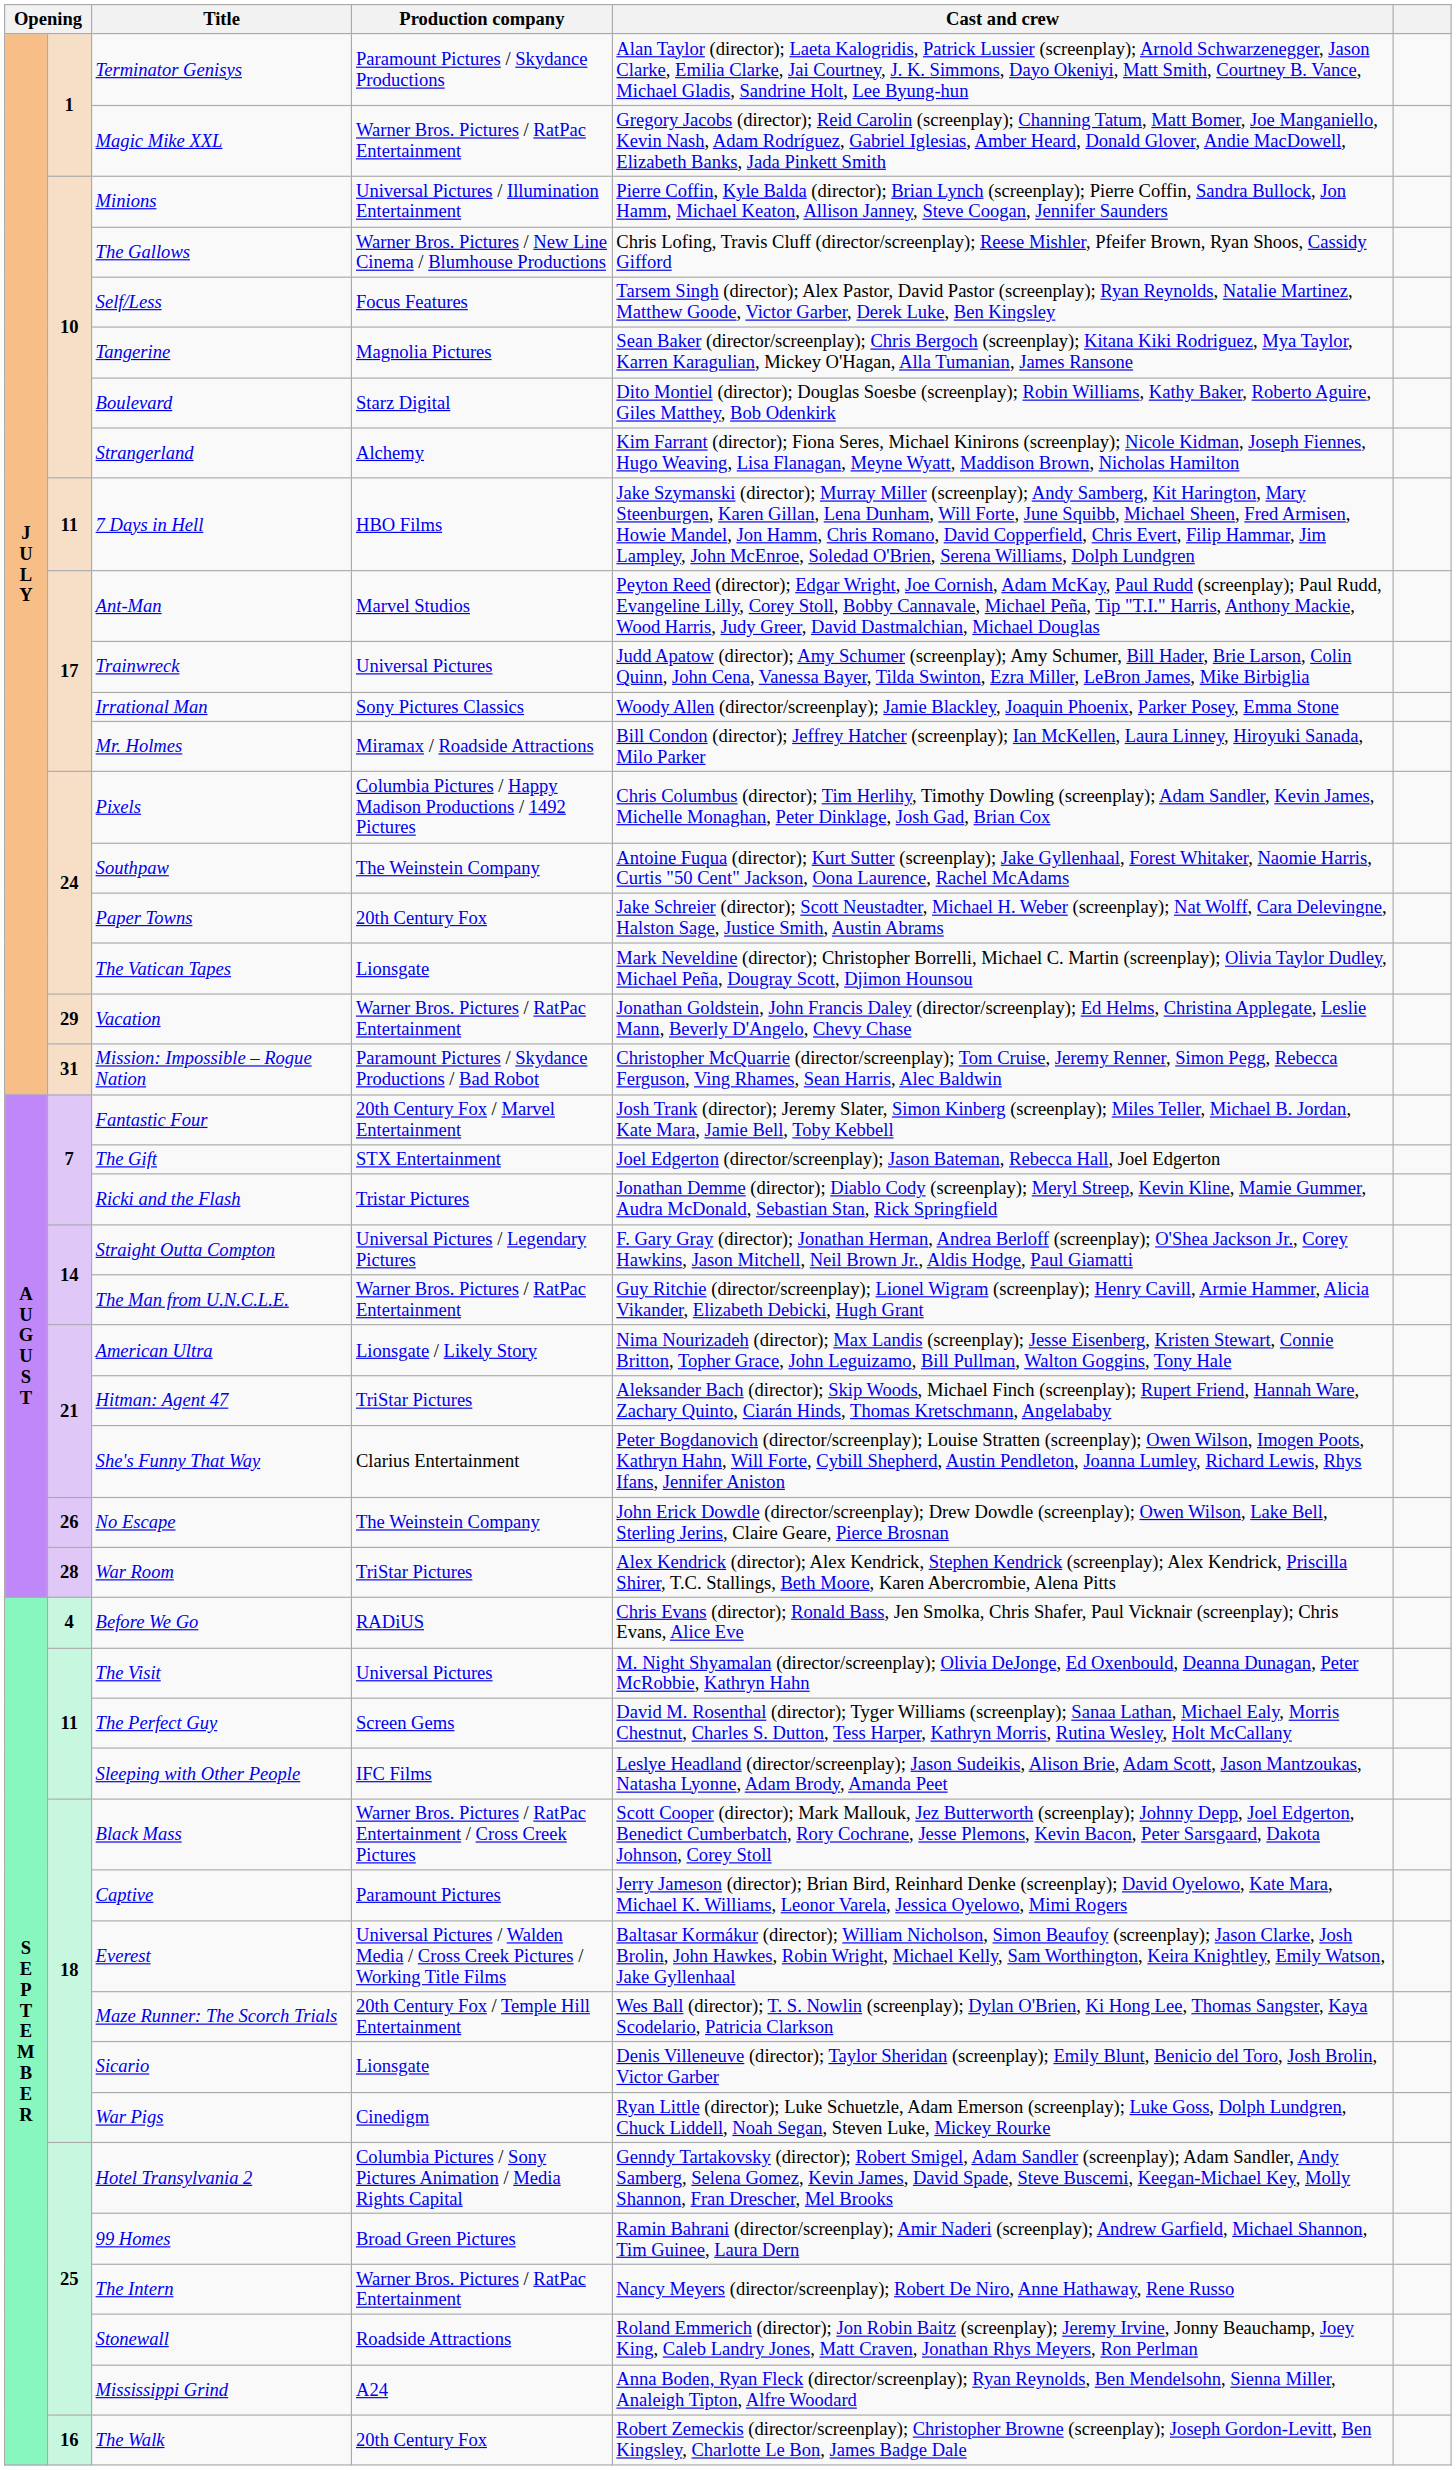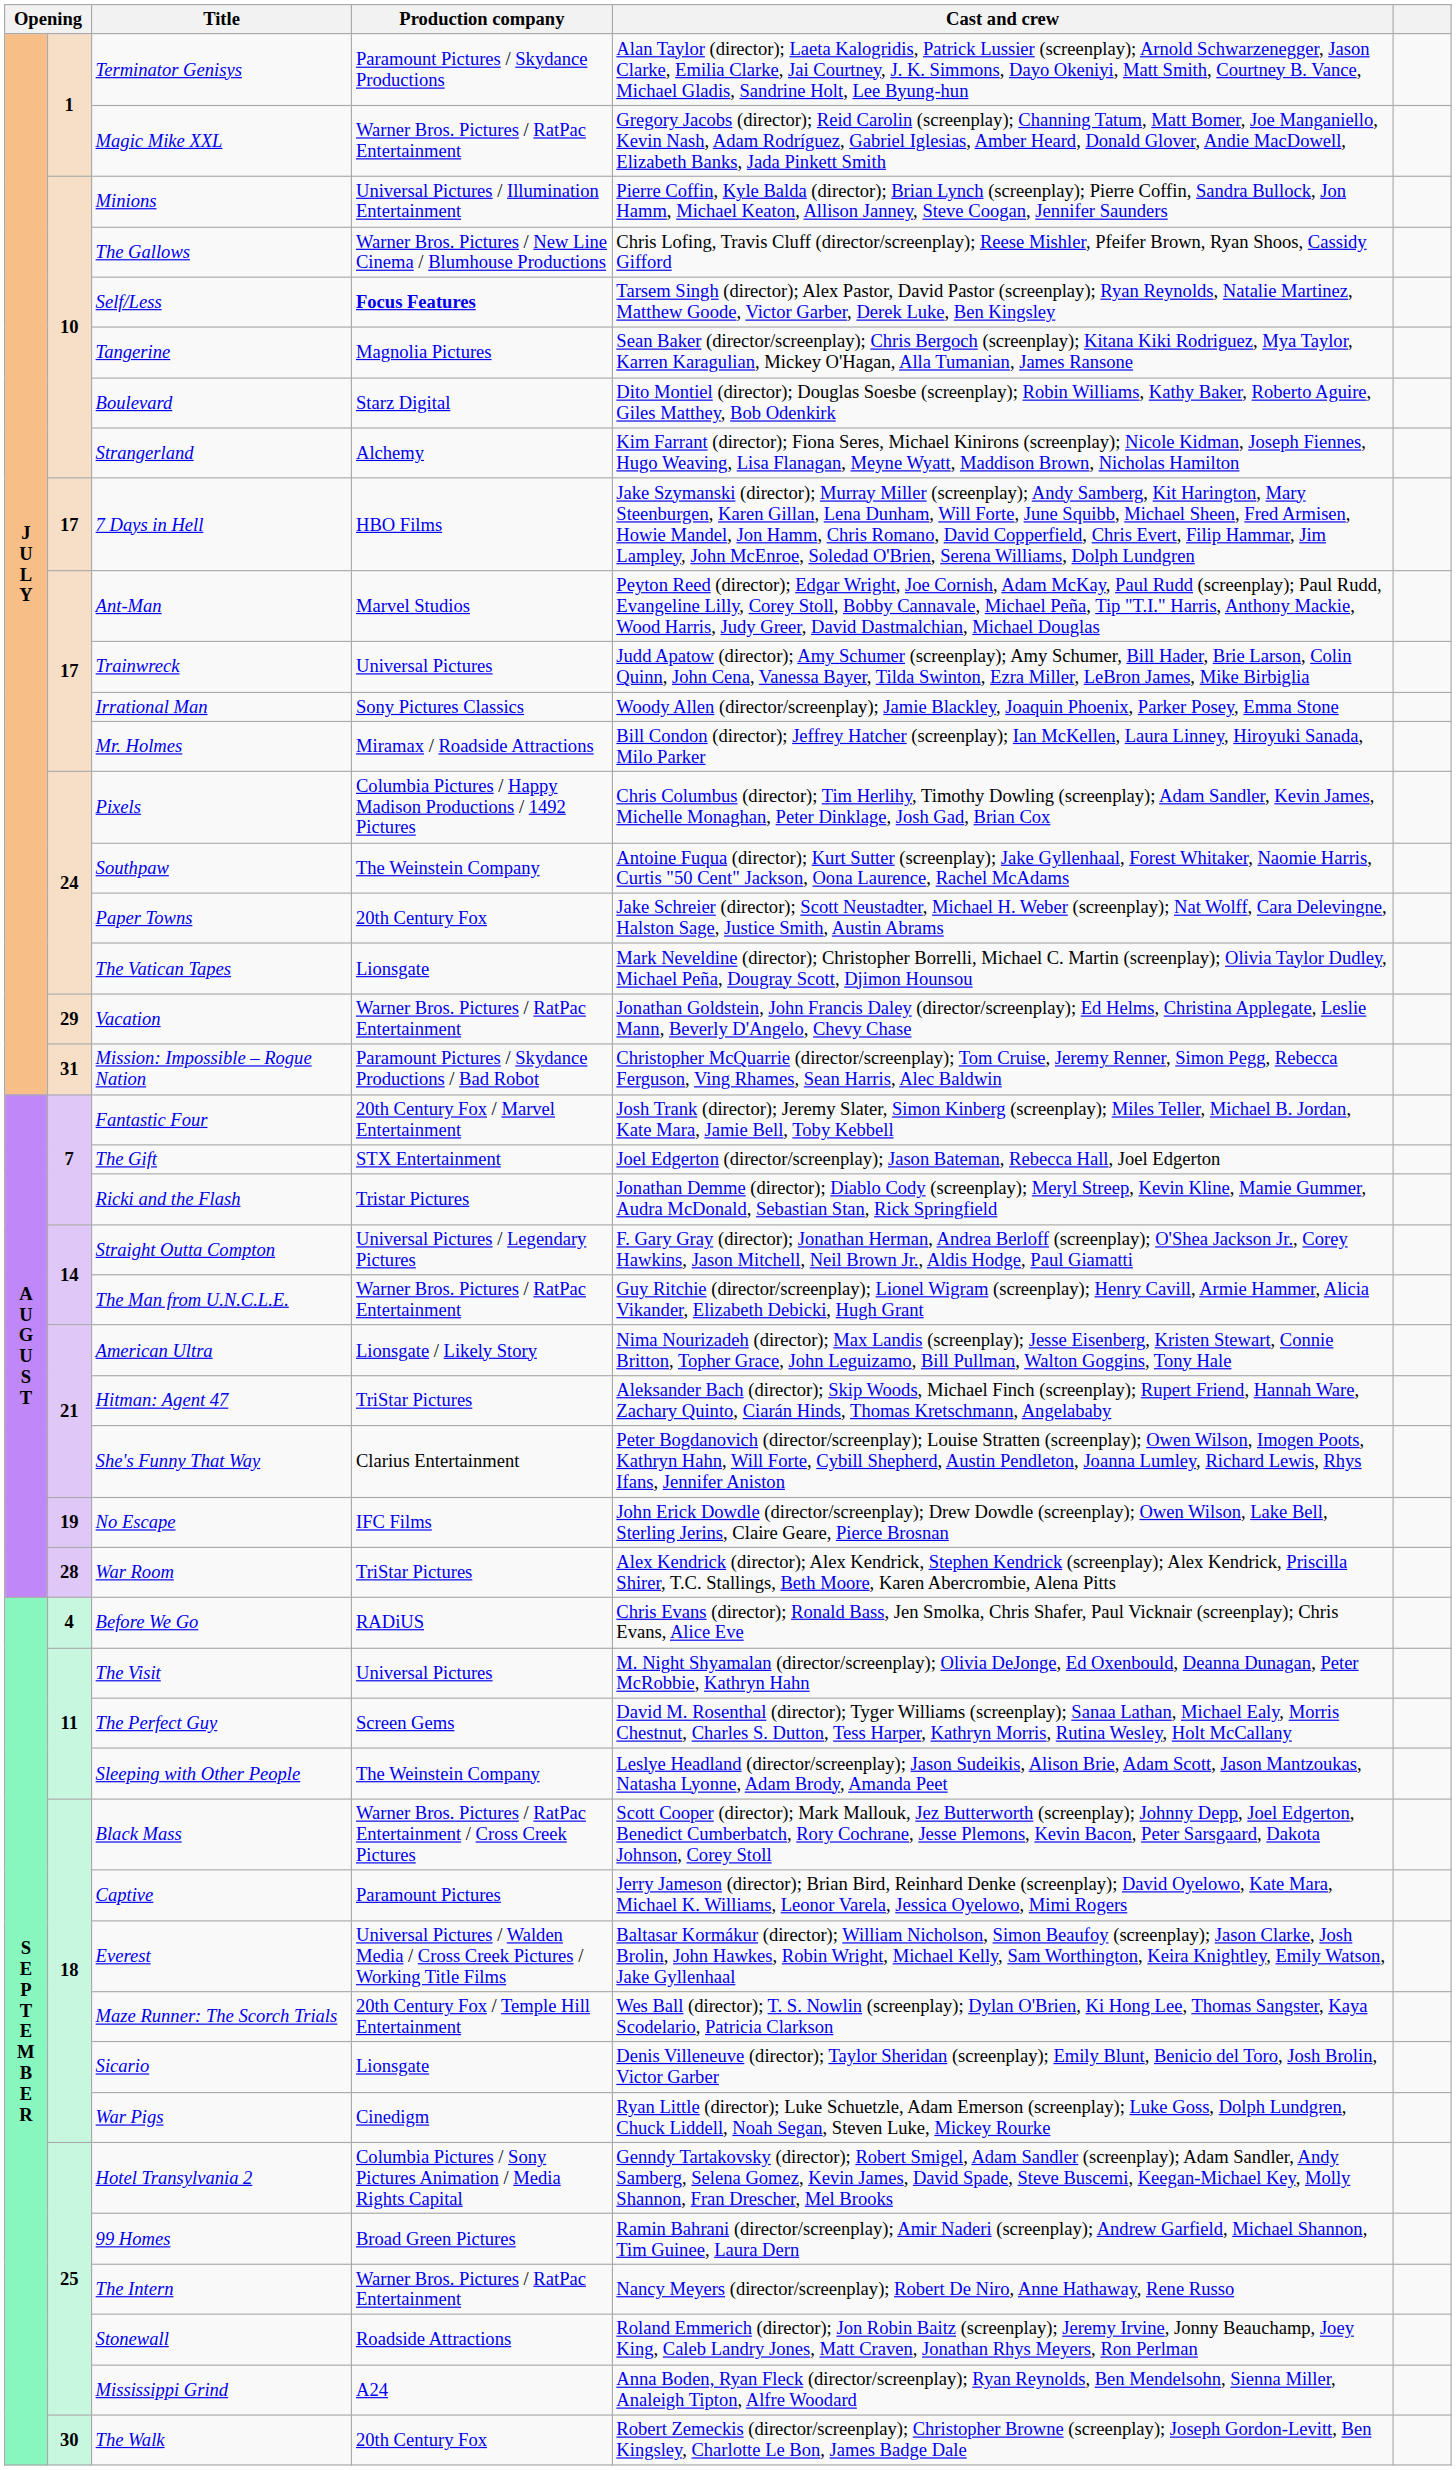(412, 302) normal -> (416, 302) bold
(69, 524) 11 -> (69, 524) 17
(69, 1521) 26 -> (69, 1521) 19
(448, 1521) The Weinstein Company -> (394, 1521) IFC Films
(394, 1773) IFC Films -> (448, 1773) The Weinstein Company
(69, 2439) 16 -> (69, 2439) 30
